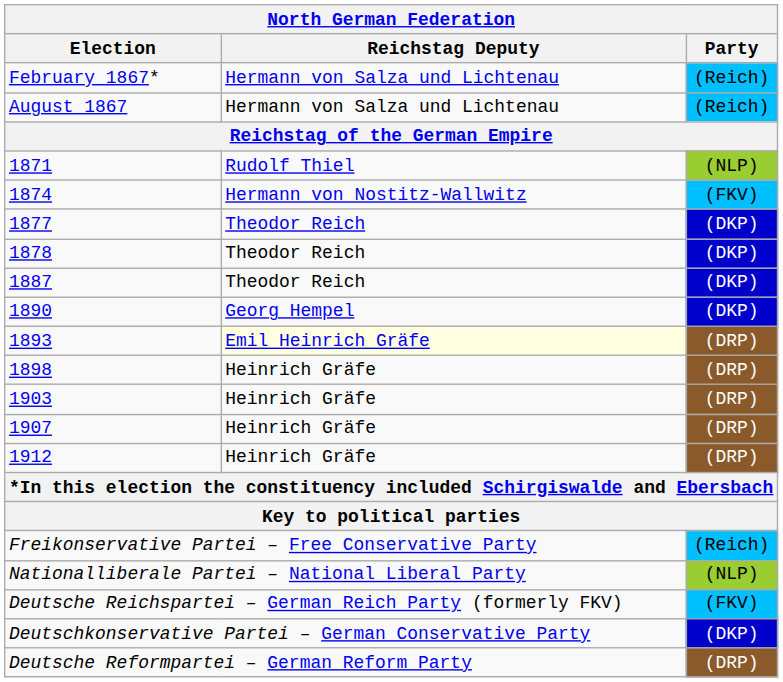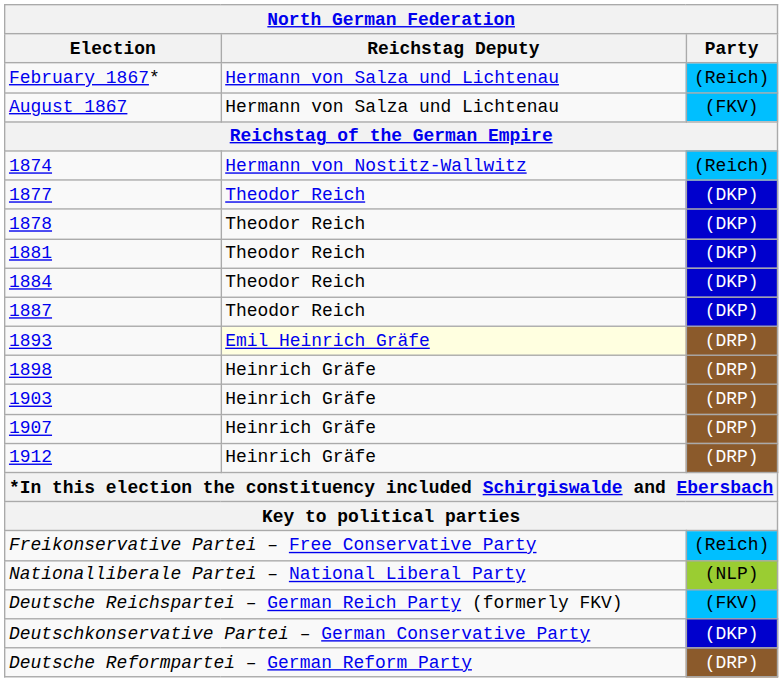(732, 107) (Reich) -> (732, 107) (FKV)
- row: (31, 166)
(732, 195) (FKV) -> (732, 166) (Reich)
+ row: (31, 253)
+ row: (31, 282)
- row: (31, 312)
